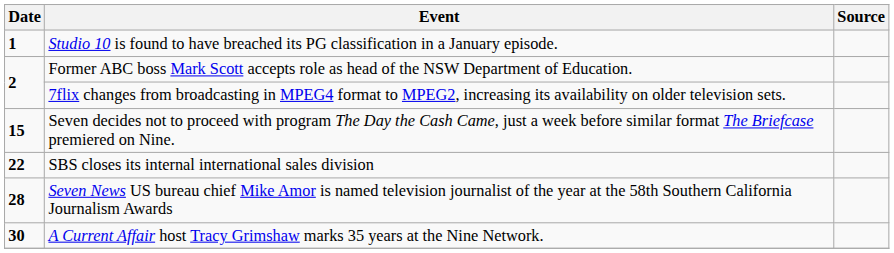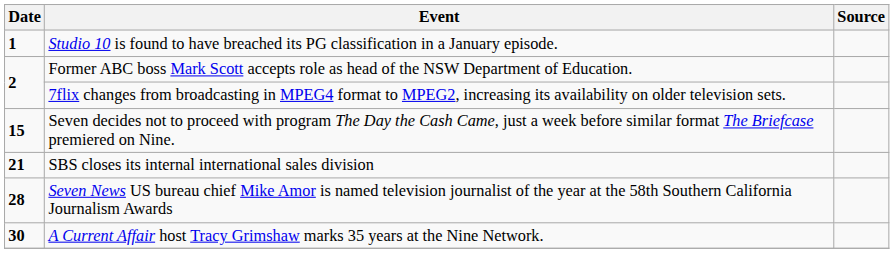(16, 165) 22 -> (16, 165) 21
